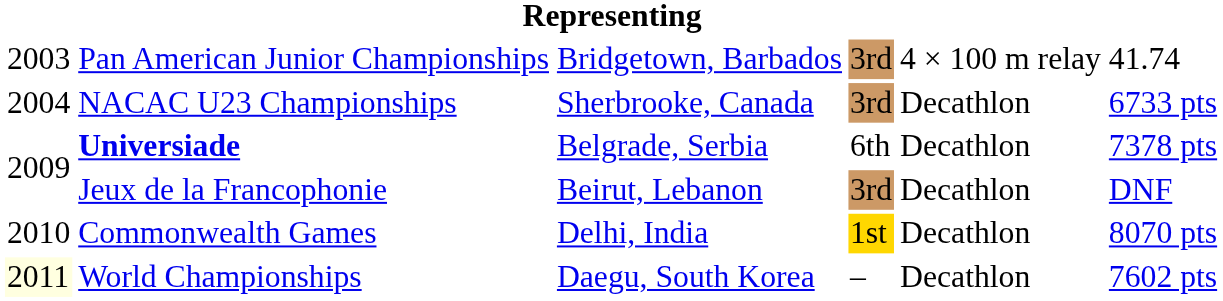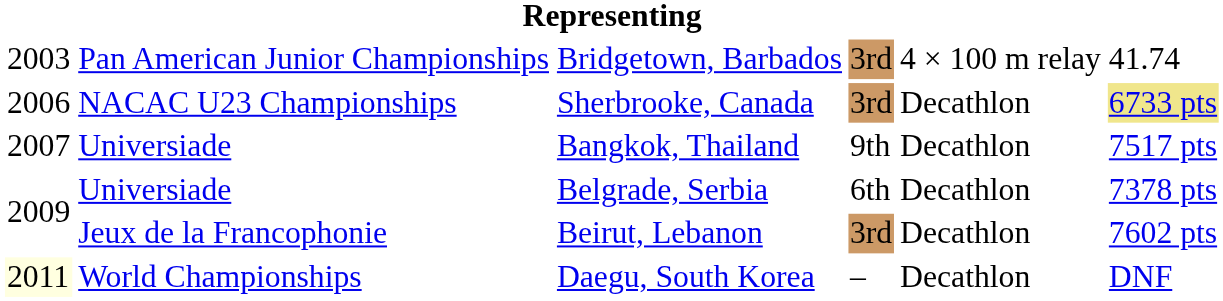(39, 102) 2004 -> (39, 102) 2006
(1163, 102) no background -> (1163, 102) khaki background
+ row: (678, 145)
(159, 145) bold -> (155, 189) normal
(1141, 189) DNF -> (1163, 233) 7602 pts
- row: (633, 233)
(1163, 276) 7602 pts -> (1141, 276) DNF
